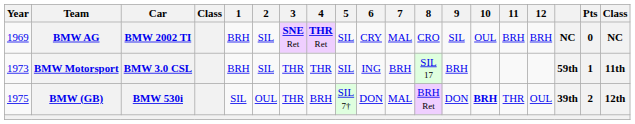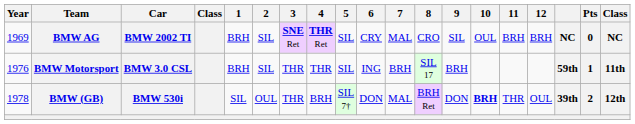(18, 68) 1973 -> (18, 68) 1976
(18, 98) 1975 -> (18, 98) 1978
